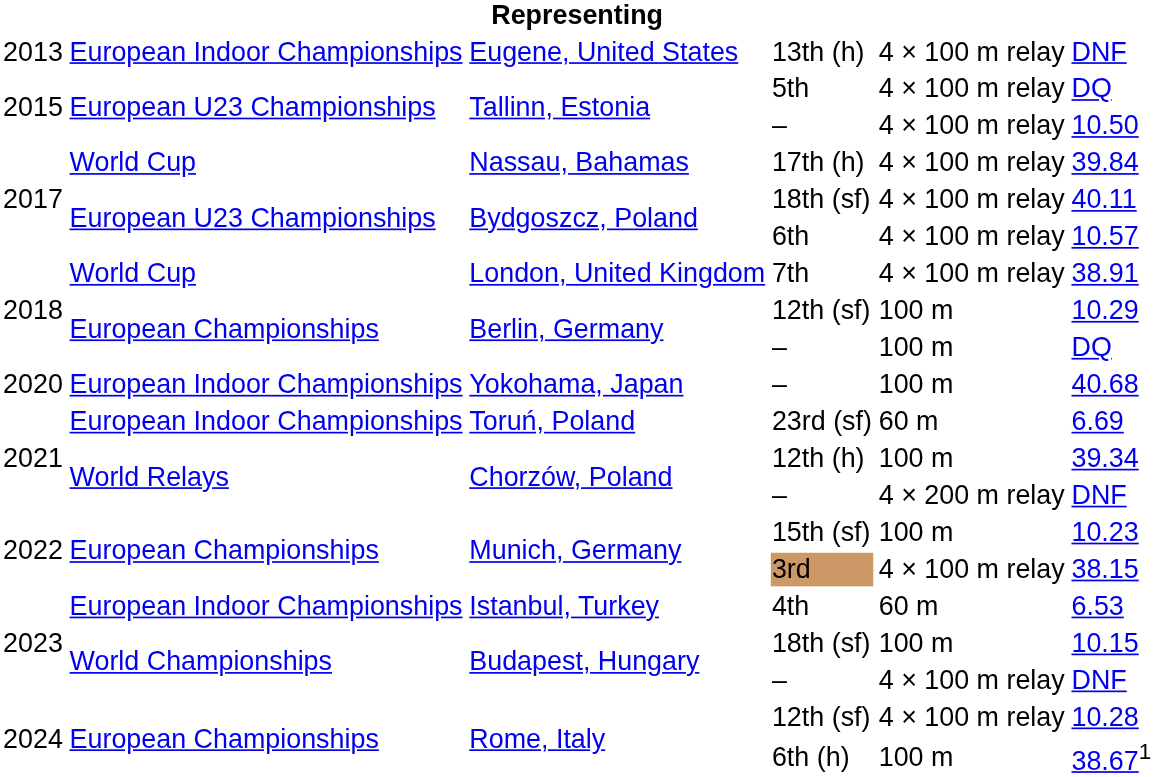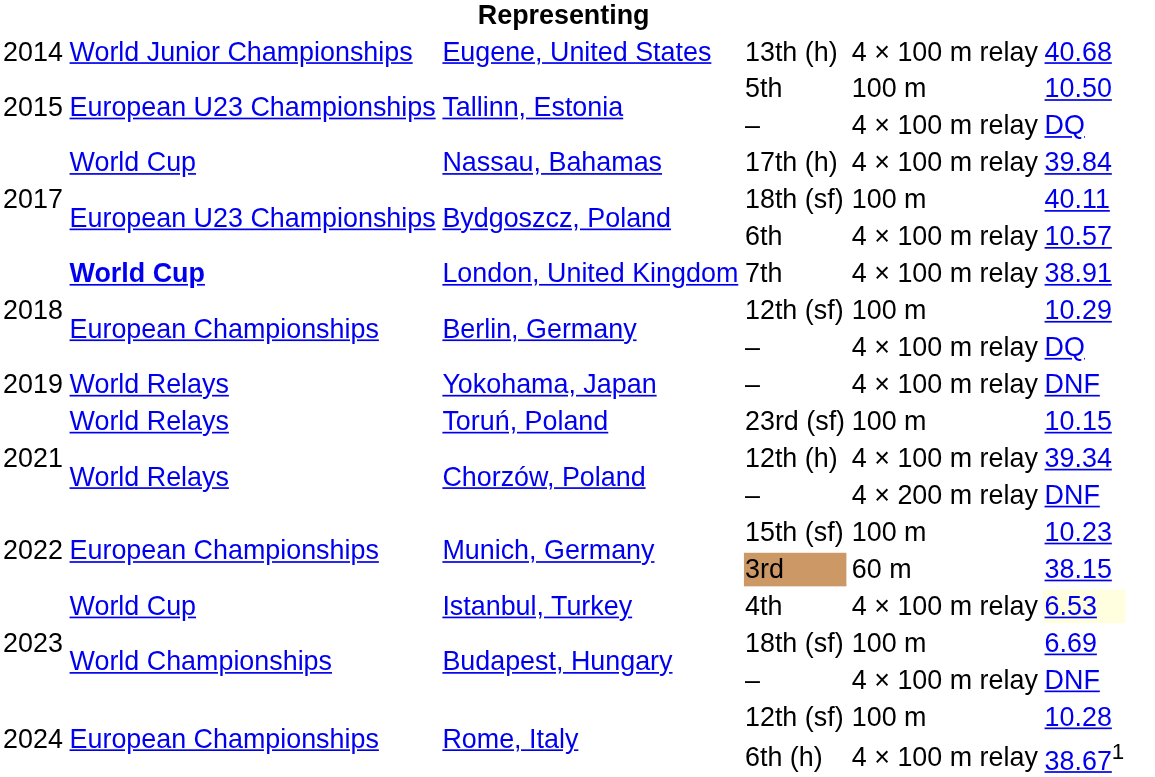(33, 51) 2013 -> (33, 51) 2014
(266, 51) European Indoor Championships -> (241, 51) World Junior Championships
(1099, 51) DNF -> (1078, 51) 40.68
(972, 88) 4 × 100 m relay -> (889, 88) 100 m
(1092, 88) DQ -> (1078, 88) 10.50
(1105, 125) 10.50 -> (1065, 125) DQ
(972, 199) 4 × 100 m relay -> (889, 199) 100 m
(133, 273) normal -> (137, 273) bold
(916, 347) 100 m -> (945, 347) 4 × 100 m relay
(33, 384) 2020 -> (33, 384) 2019
(266, 384) European Indoor Championships -> (149, 384) World Relays
(916, 384) 100 m -> (945, 384) 4 × 100 m relay
(1105, 384) 40.68 -> (1072, 384) DNF
(266, 421) European Indoor Championships -> (149, 421) World Relays
(909, 421) 60 m -> (889, 421) 100 m
(1098, 421) 6.69 -> (1078, 421) 10.15
(916, 458) 100 m -> (945, 458) 4 × 100 m relay
(972, 569) 4 × 100 m relay -> (882, 569) 60 m
(266, 606) European Indoor Championships -> (133, 606) World Cup
(909, 606) 60 m -> (945, 606) 4 × 100 m relay
(1098, 606) no background -> (1071, 606) lightyellow background
(1105, 643) 10.15 -> (1071, 643) 6.69
(972, 717) 4 × 100 m relay -> (889, 717) 100 m
(916, 757) 100 m -> (945, 757) 4 × 100 m relay
